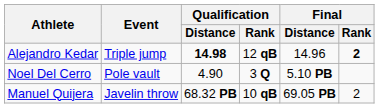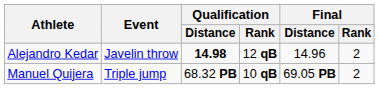(135, 54) Triple jump -> (141, 54) Javelin throw
(357, 54) bold -> (357, 54) normal
- row: (49, 74)
(141, 94) Javelin throw -> (135, 74) Triple jump
